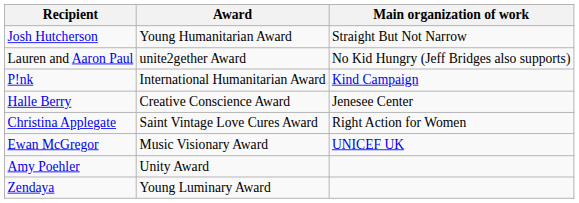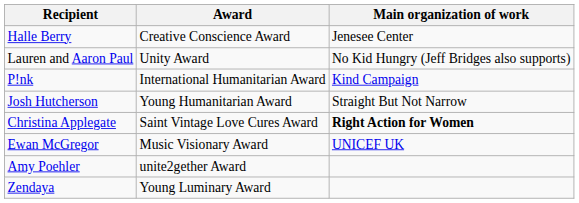rows swapped: (39, 101) <-> (53, 36)
(193, 58) unite2gether Award -> (174, 58) Unity Award
(399, 123) normal -> (403, 123) bold
(174, 166) Unity Award -> (193, 166) unite2gether Award
